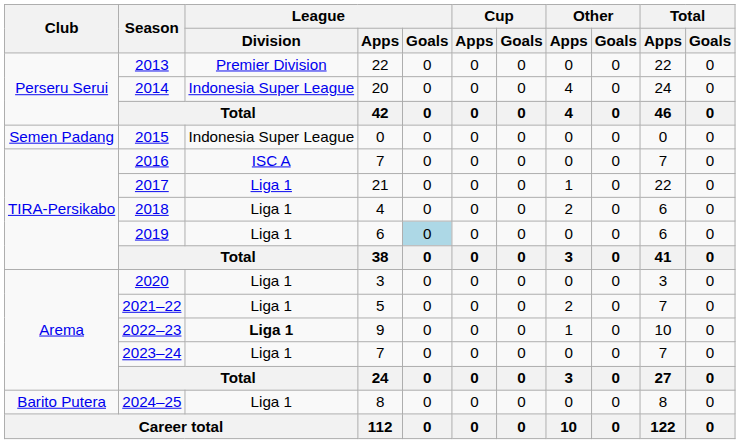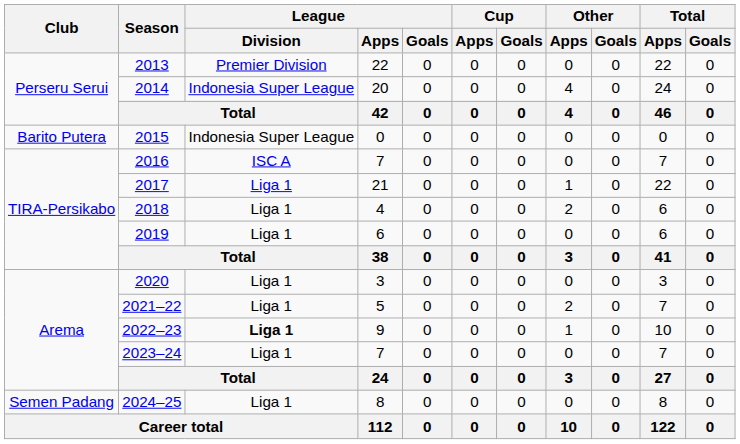(62, 137) Semen Padang -> (62, 137) Barito Putera
(427, 233) lightblue background -> (427, 233) no background
(62, 402) Barito Putera -> (62, 402) Semen Padang
